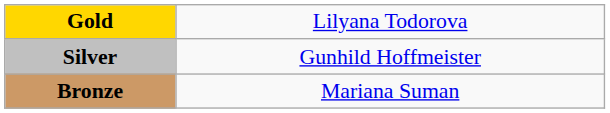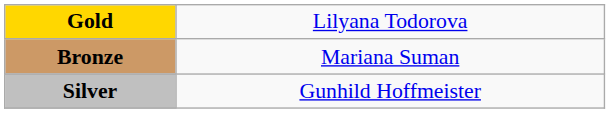rows swapped: (90, 56) <-> (90, 90)
